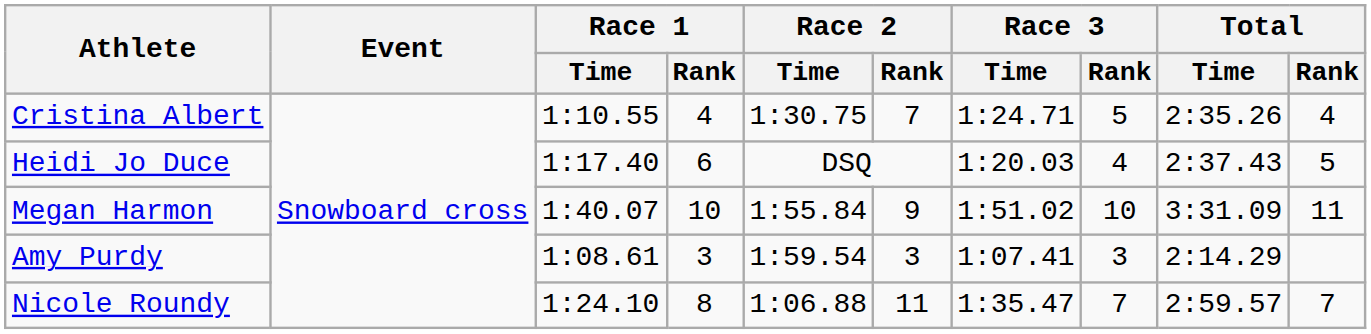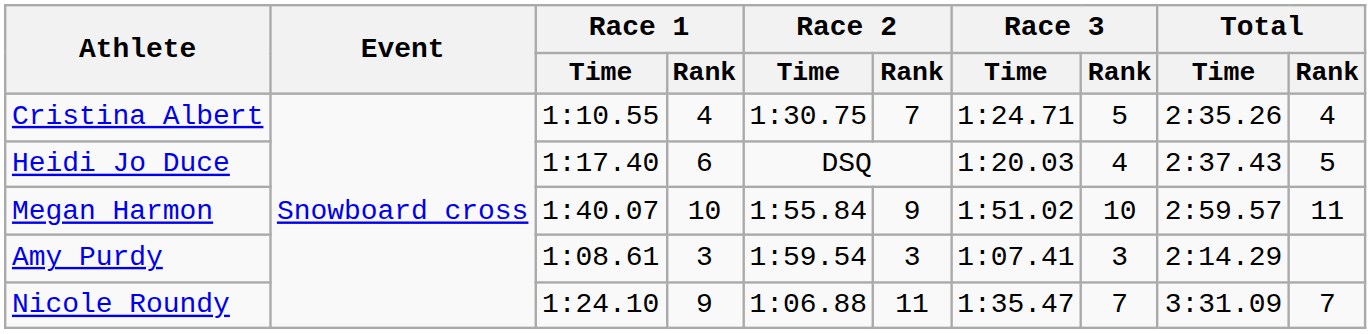(1224, 211) 3:31.09 -> (1224, 211) 2:59.57
(704, 305) 8 -> (704, 305) 9
(1224, 305) 2:59.57 -> (1224, 305) 3:31.09
